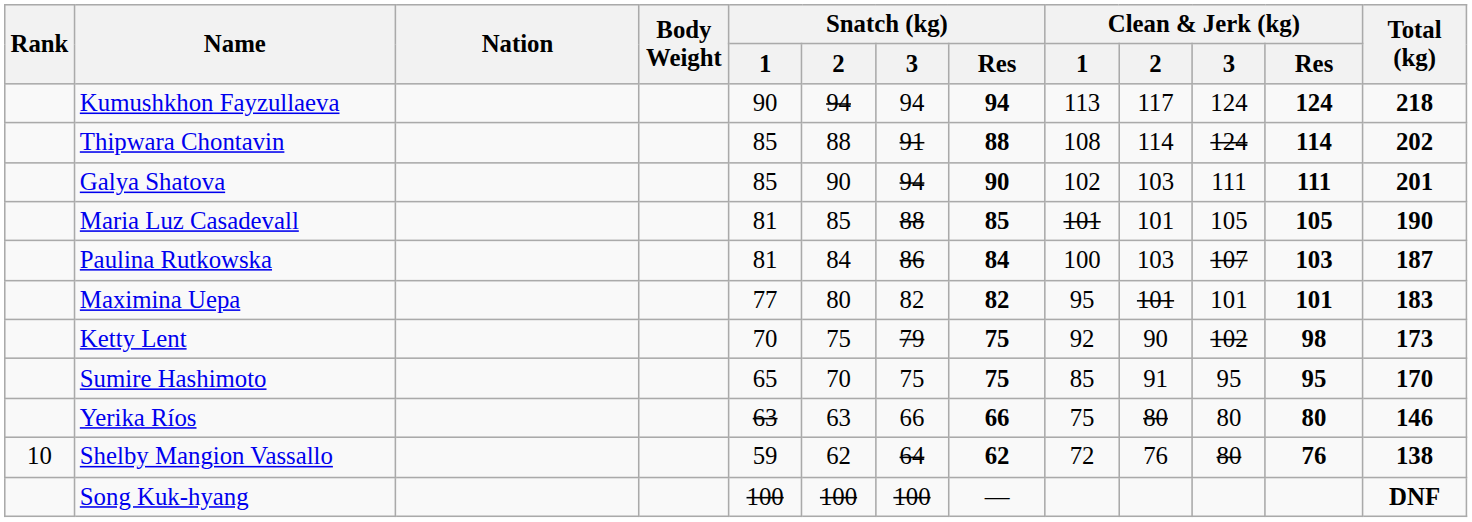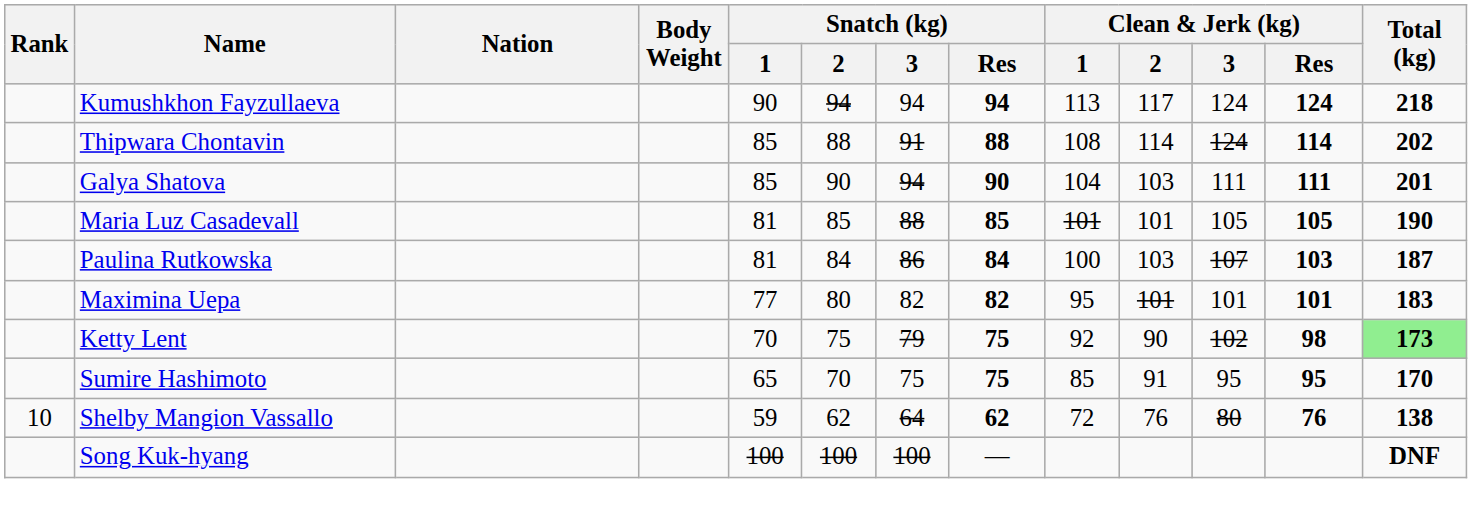(1082, 181) 102 -> (1082, 181) 104
(1415, 338) no background -> (1415, 338) lightgreen background
- row: (138, 417)
